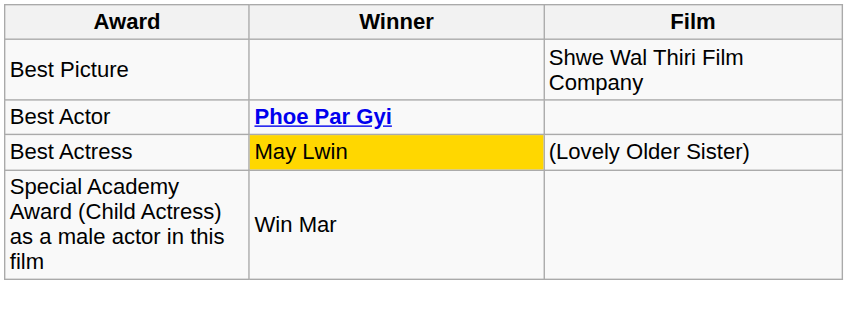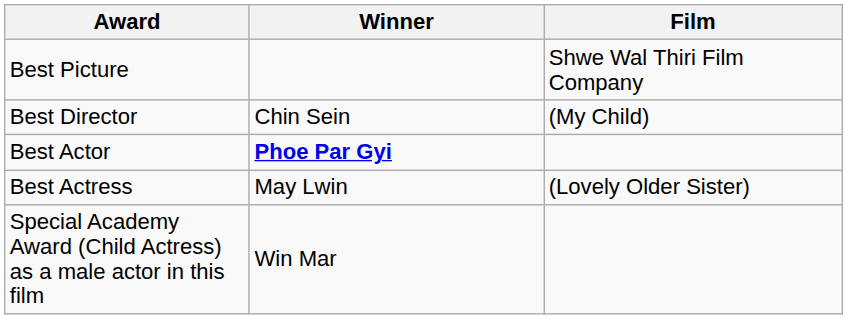+ row: (74, 116)
(301, 151) gold background -> (301, 186) no background
